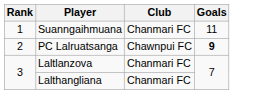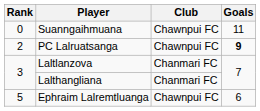(20, 30) 1 -> (20, 30) 0
(159, 30) Chanmari FC -> (186, 30) Chawnpui FC
+ row: (93, 98)
